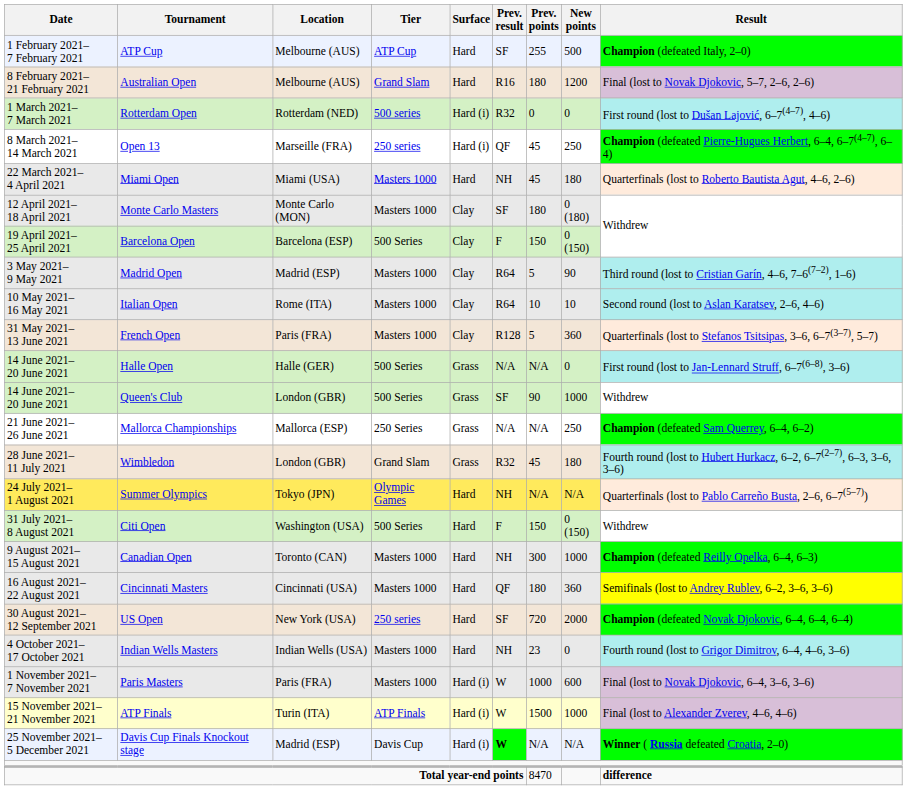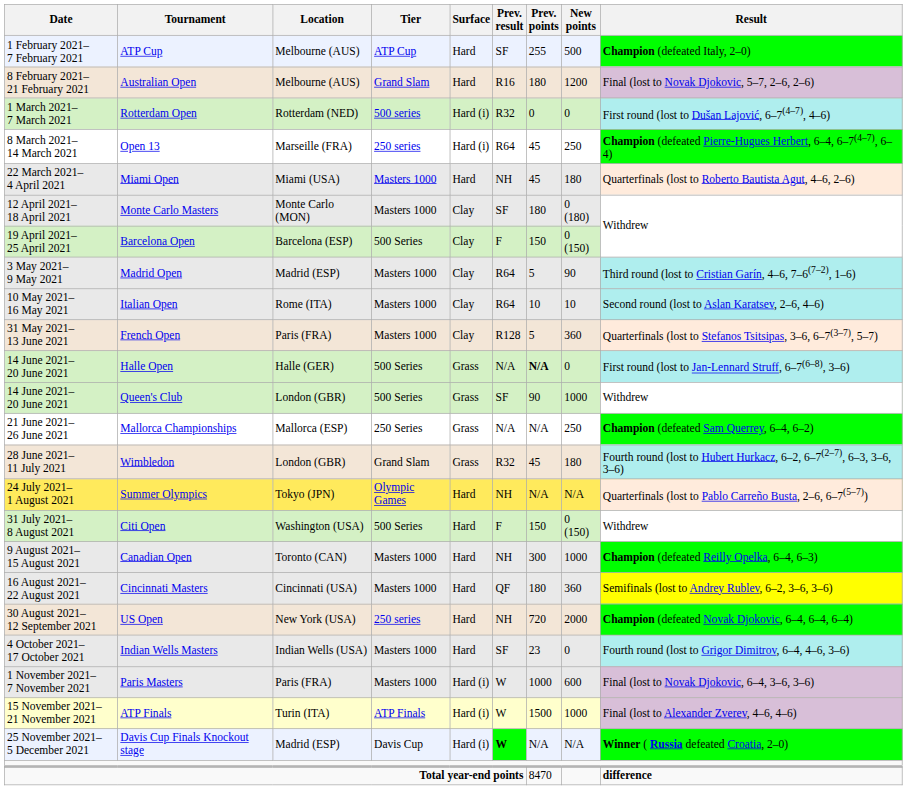(503, 146) QF -> (505, 146) R64
(539, 366) normal -> (539, 366) bold
(502, 619) SF -> (504, 619) NH
(504, 650) NH -> (502, 650) SF
